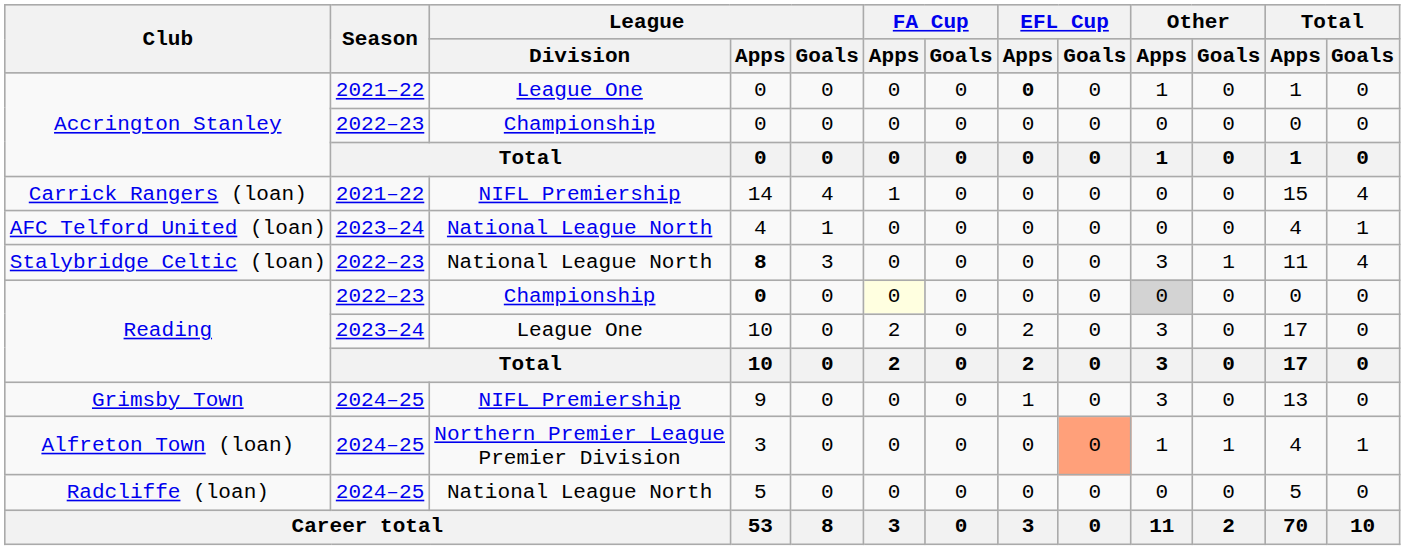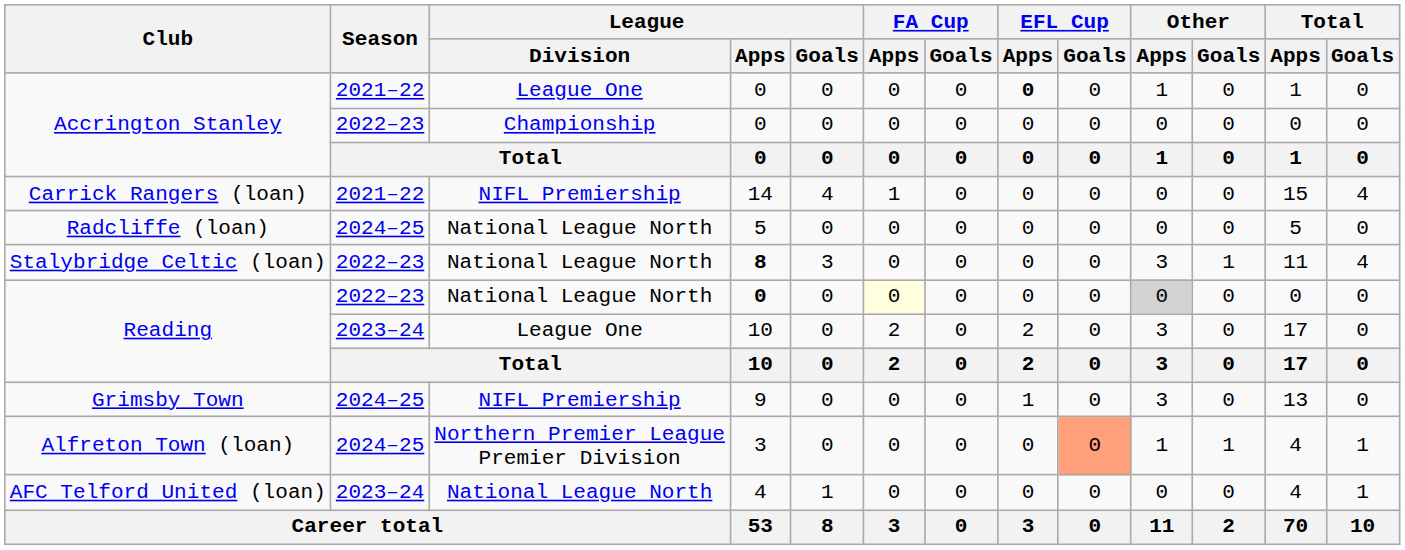rows swapped: (168, 228) <-> (168, 492)
(580, 297) Championship -> (580, 297) National League North
